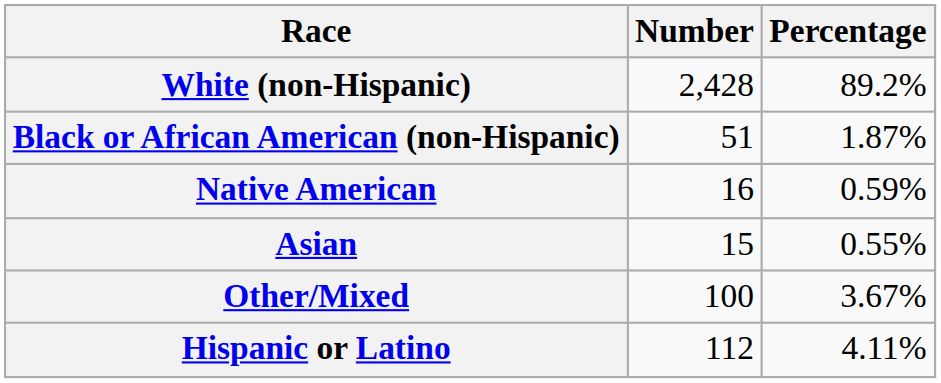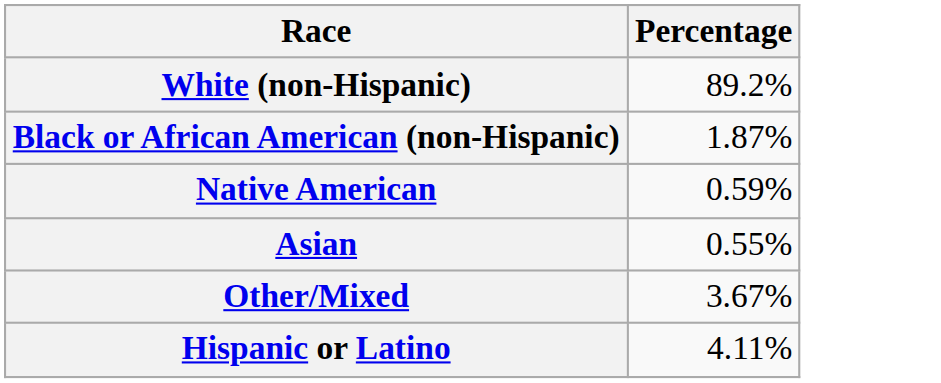- column: (695, 31)
